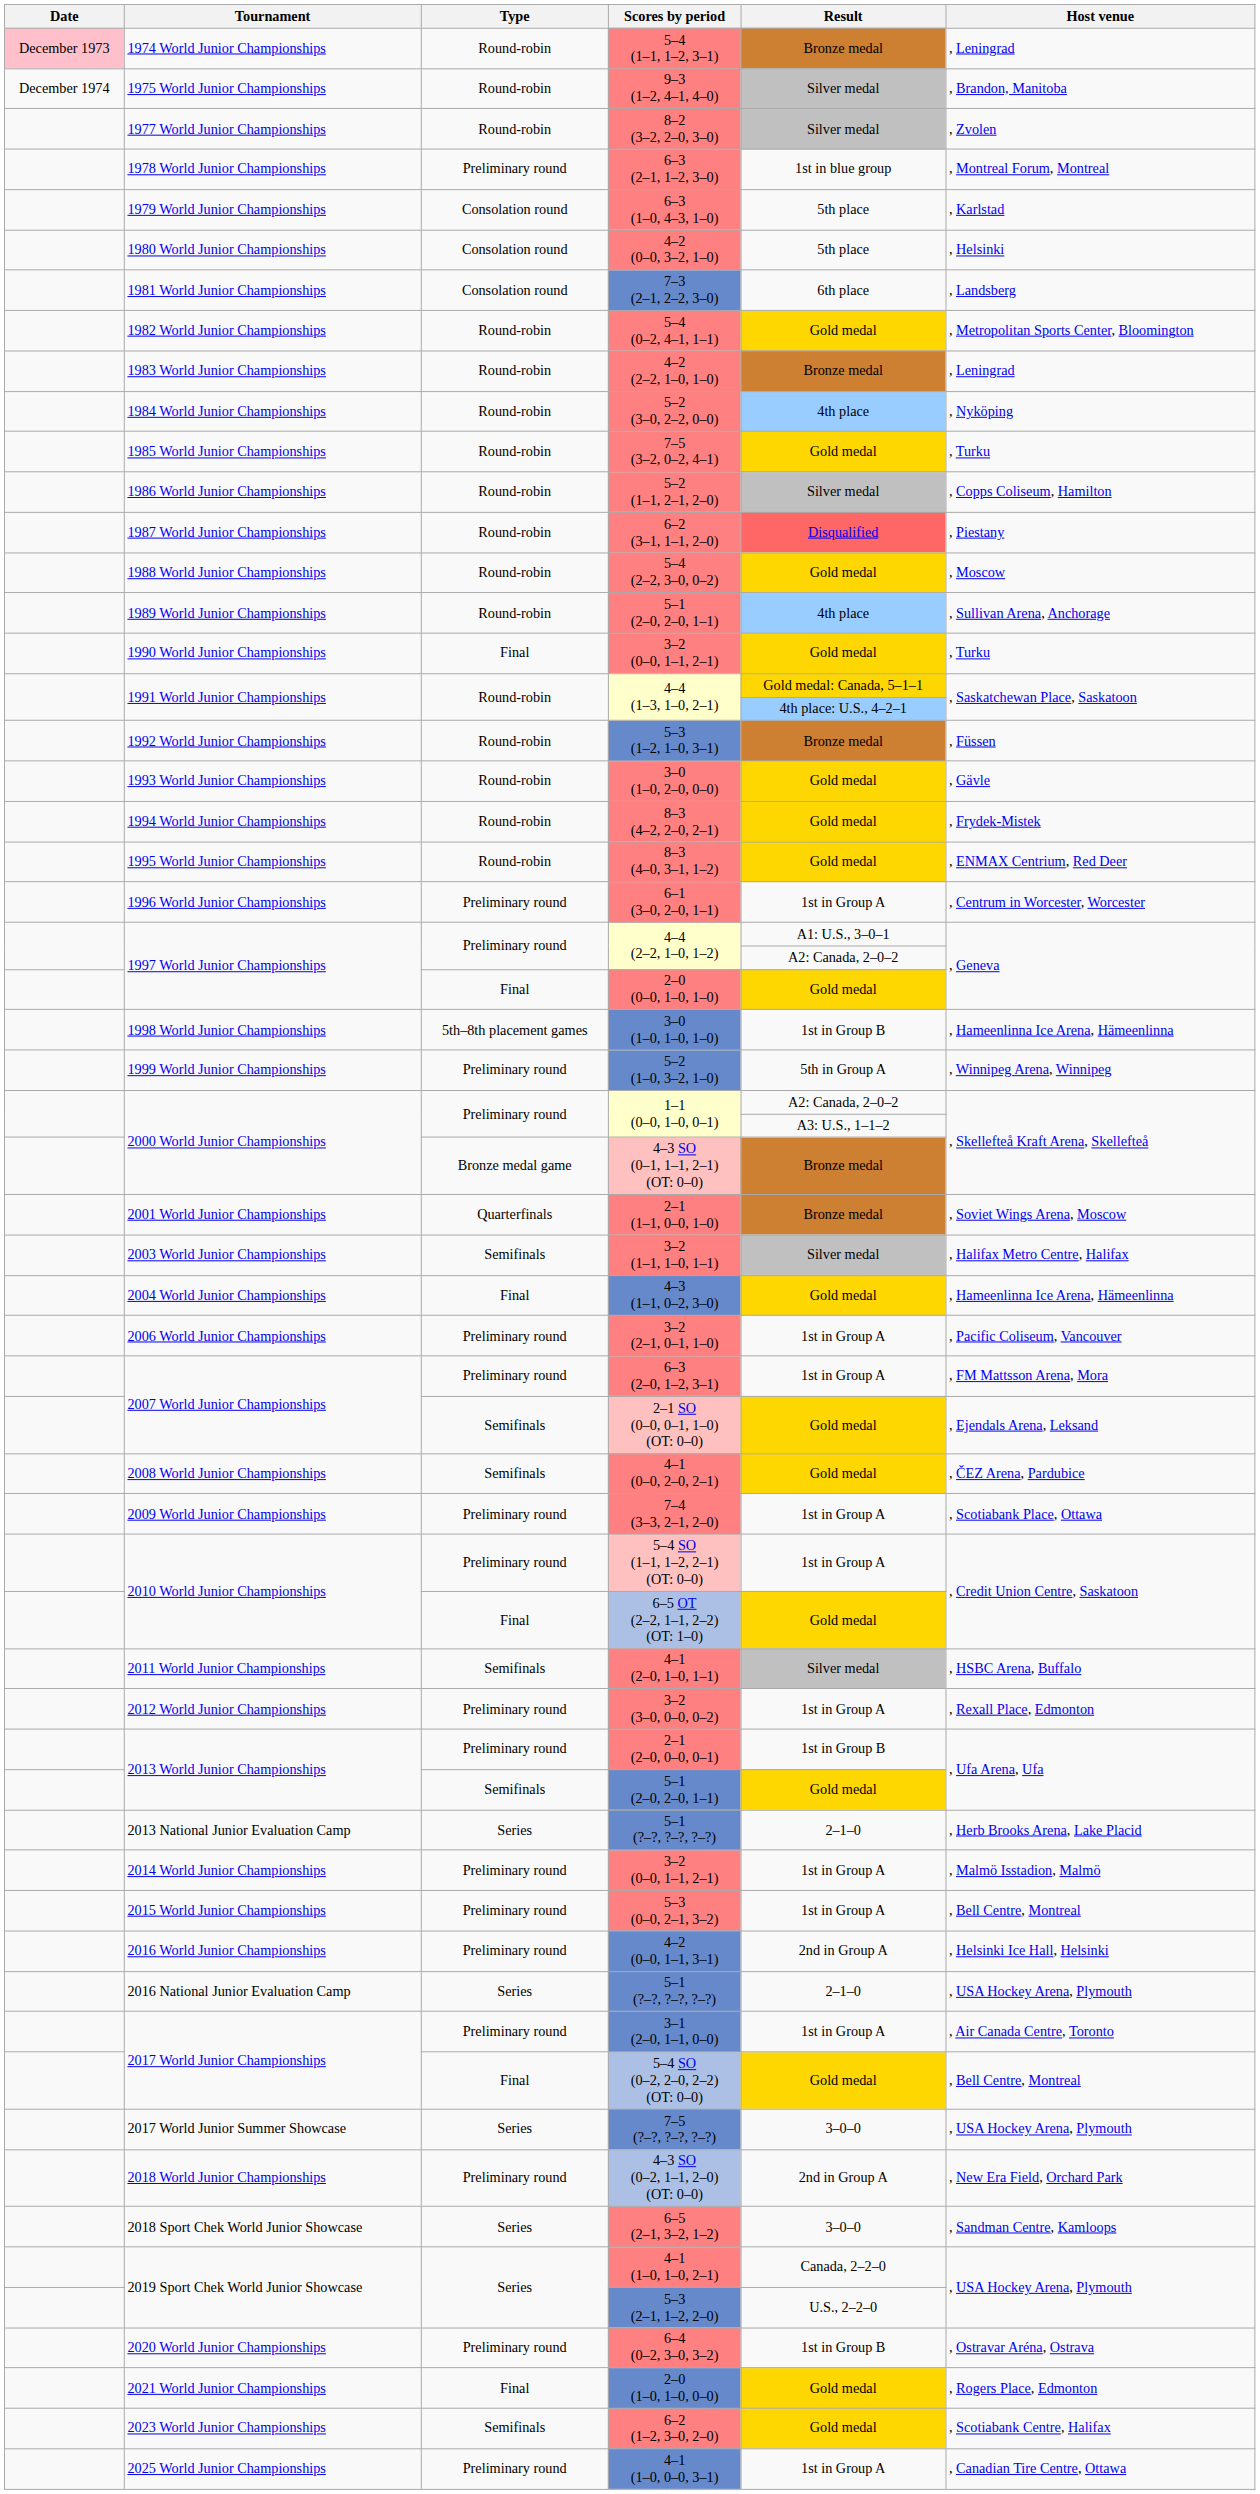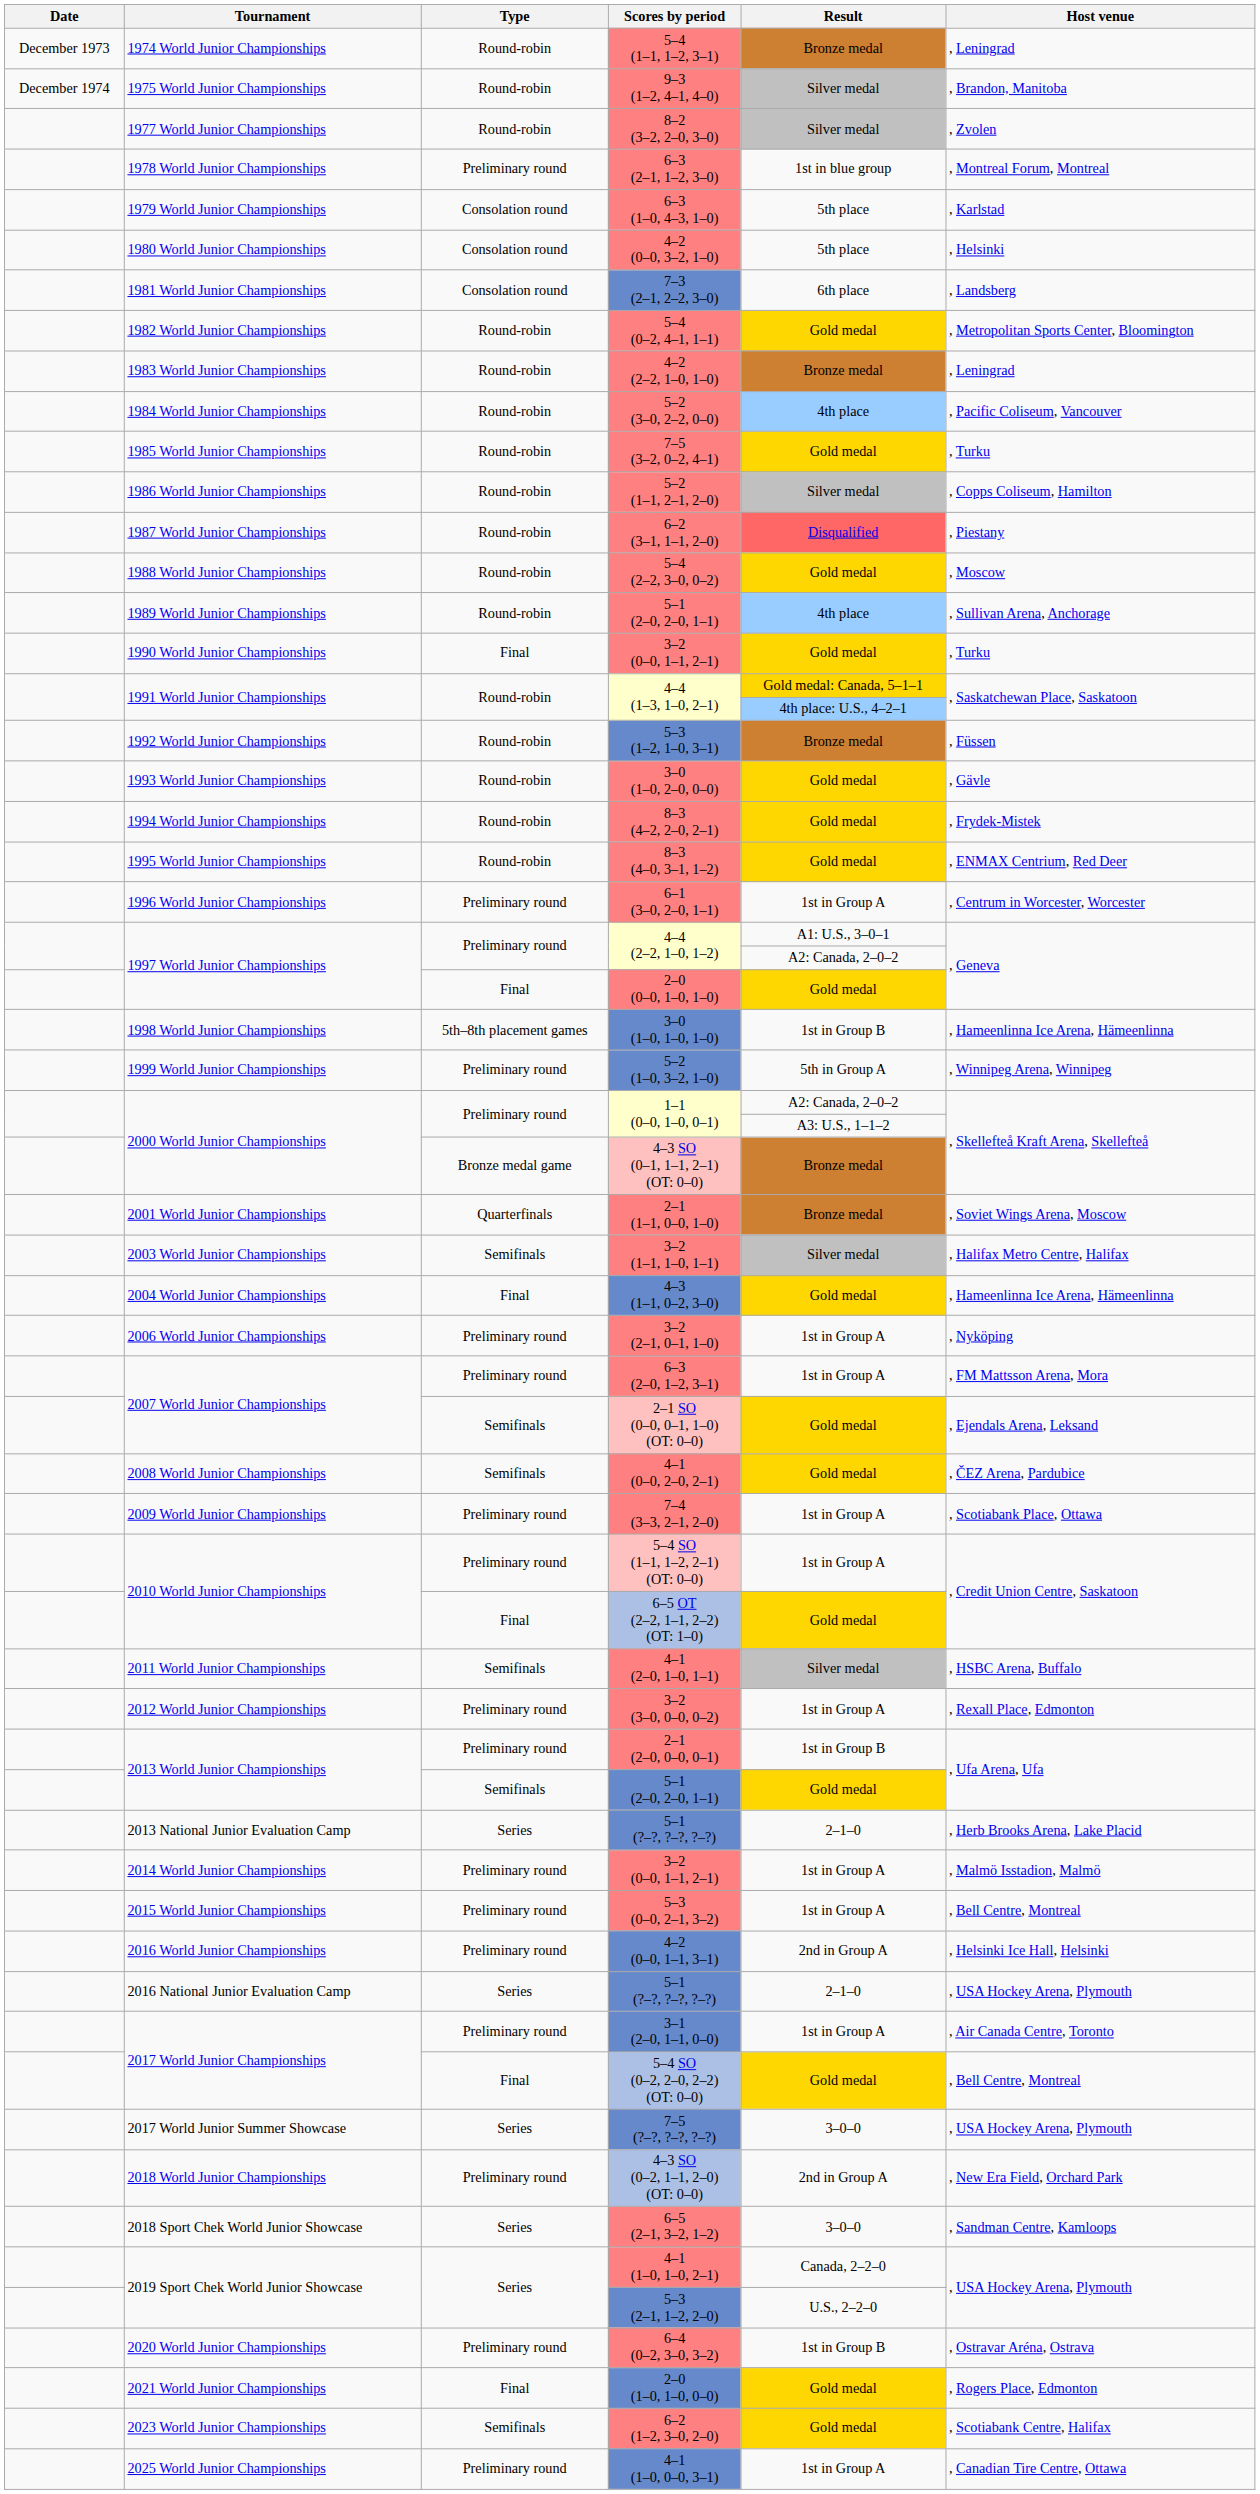(64, 48) pink background -> (64, 48) no background
(981, 411) , Nyköping -> (1035, 411) , Pacific Coliseum, Vancouver
(1035, 1336) , Pacific Coliseum, Vancouver -> (981, 1336) , Nyköping
